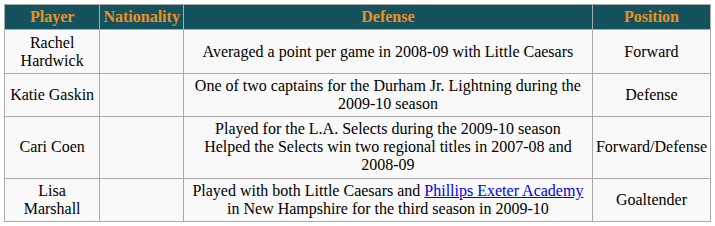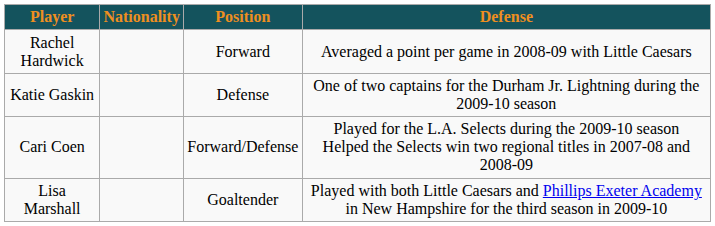columns swapped: (651, 17) <-> (388, 17)
